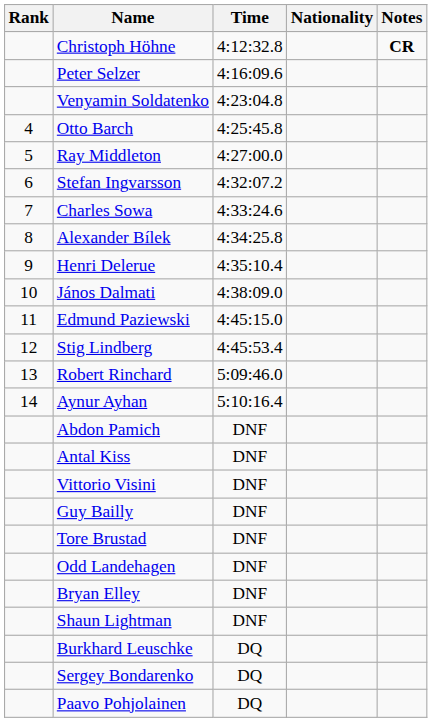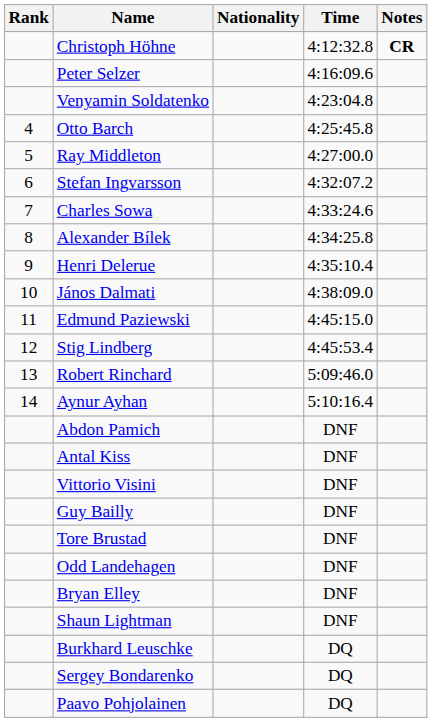columns swapped: (332, 18) <-> (250, 18)
